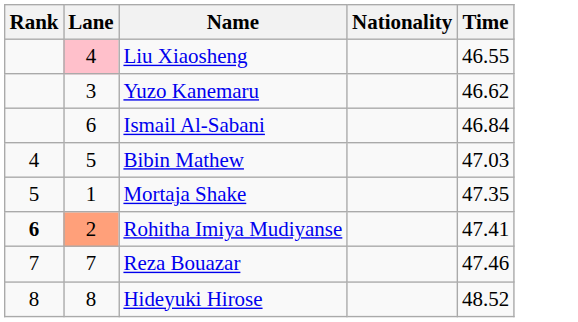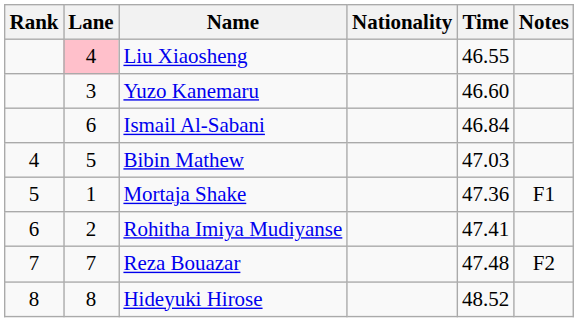+ column: (544, 21)
(486, 91) 46.62 -> (486, 91) 46.60
(486, 194) 47.35 -> (486, 194) 47.36
(34, 229) bold -> (34, 229) normal
(91, 229) lightsalmon background -> (91, 229) no background
(486, 264) 47.46 -> (486, 264) 47.48
